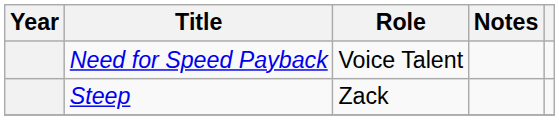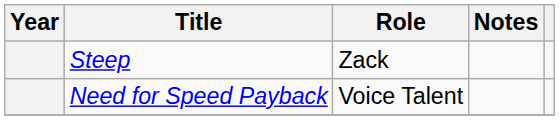rows swapped: (100, 96) <-> (199, 59)
